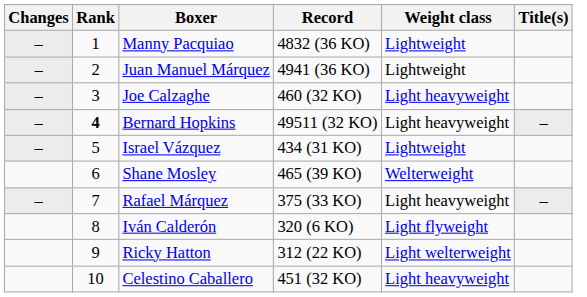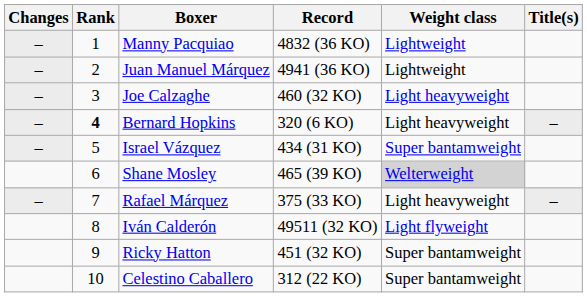(327, 122) 49511 (32 KO) -> (315, 122) 320 (6 KO)
(425, 148) Lightweight -> (453, 148) Super bantamweight
(429, 174) no background -> (429, 174) lightgrey background
(315, 226) 320 (6 KO) -> (327, 226) 49511 (32 KO)
(319, 252) 312 (22 KO) -> (319, 252) 451 (32 KO)
(448, 252) Light welterweight -> (453, 252) Super bantamweight
(319, 278) 451 (32 KO) -> (319, 278) 312 (22 KO)
(447, 278) Light heavyweight -> (453, 278) Super bantamweight
